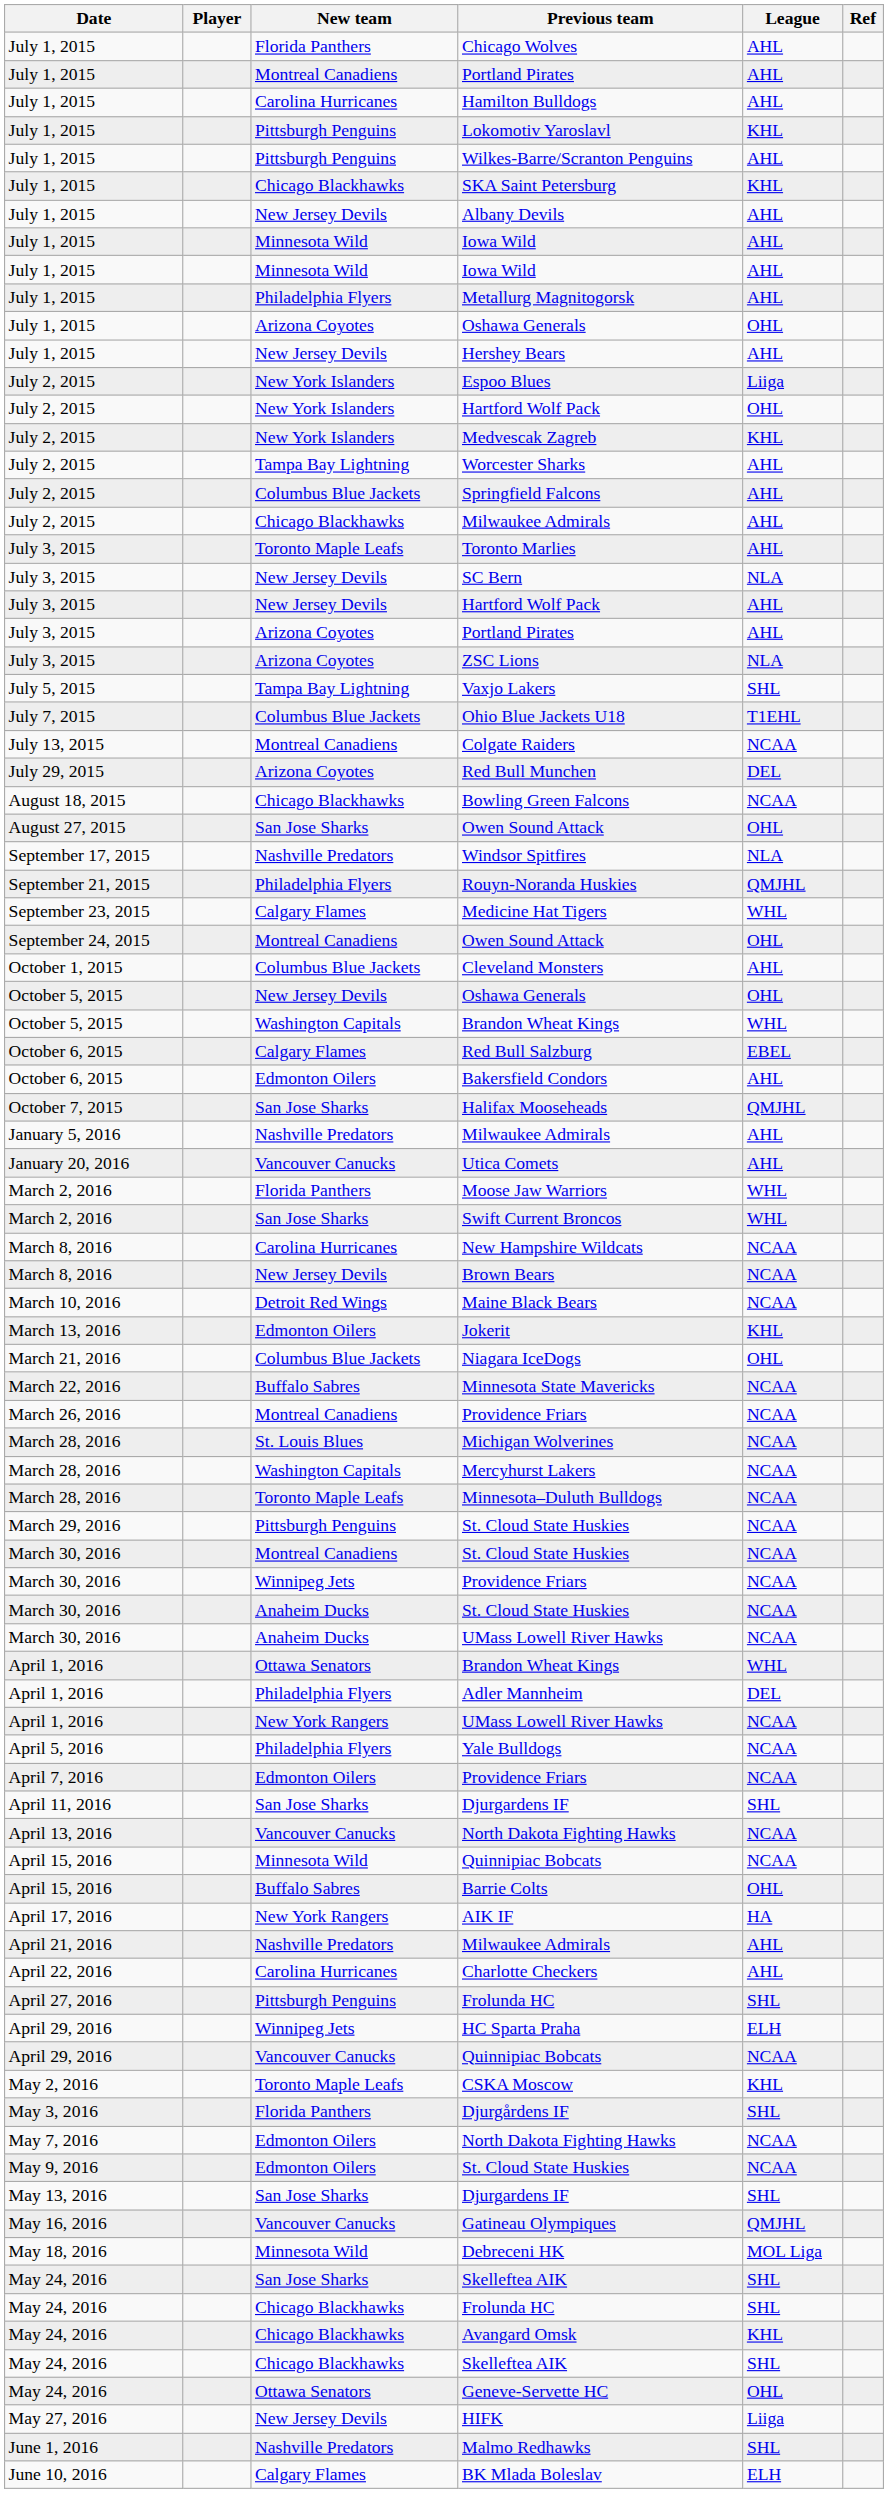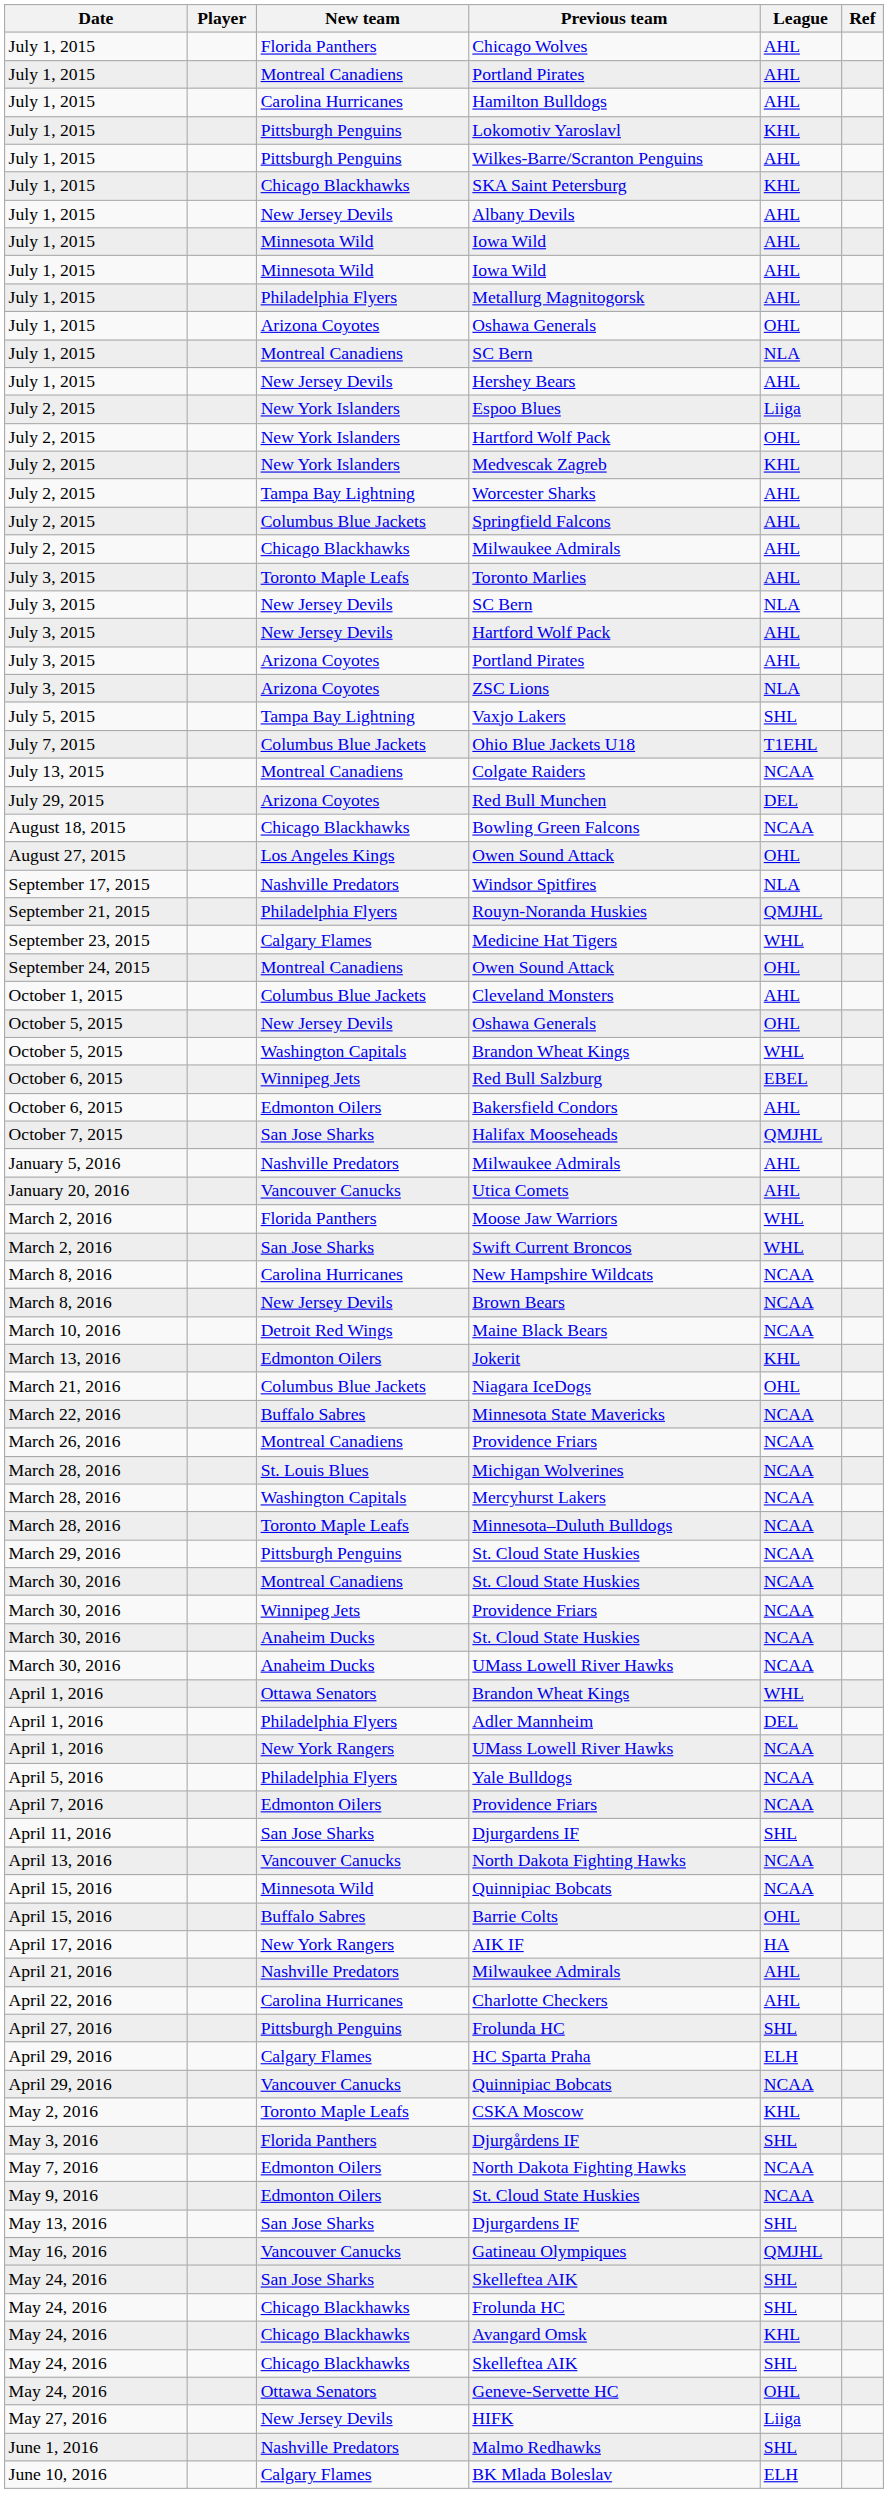+ row: (52, 353)
(312, 827) San Jose Sharks -> (328, 855) Los Angeles Kings
(310, 1051) Calgary Flames -> (310, 1079) Winnipeg Jets
(305, 2028) Winnipeg Jets -> (316, 2056) Calgary Flames
- row: (58, 2251)
